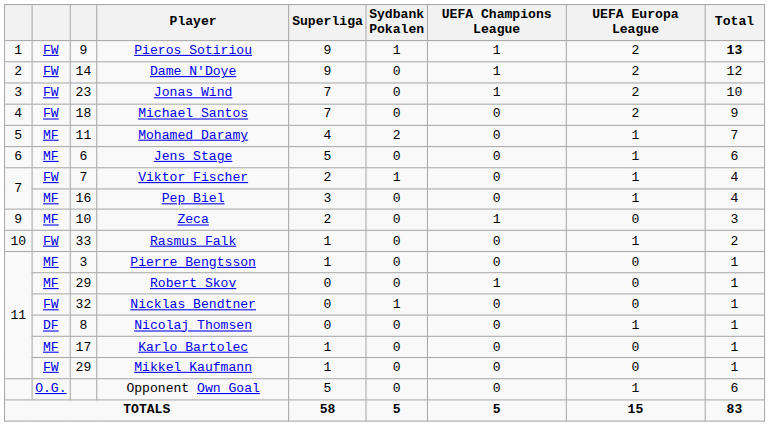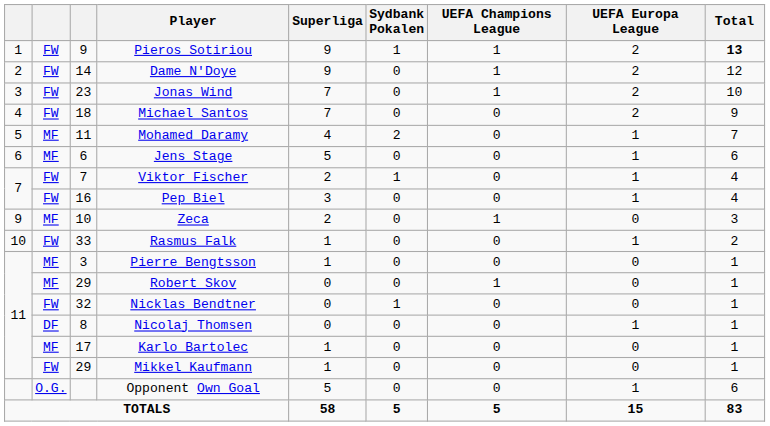(51, 199) MF -> (51, 199) FW
